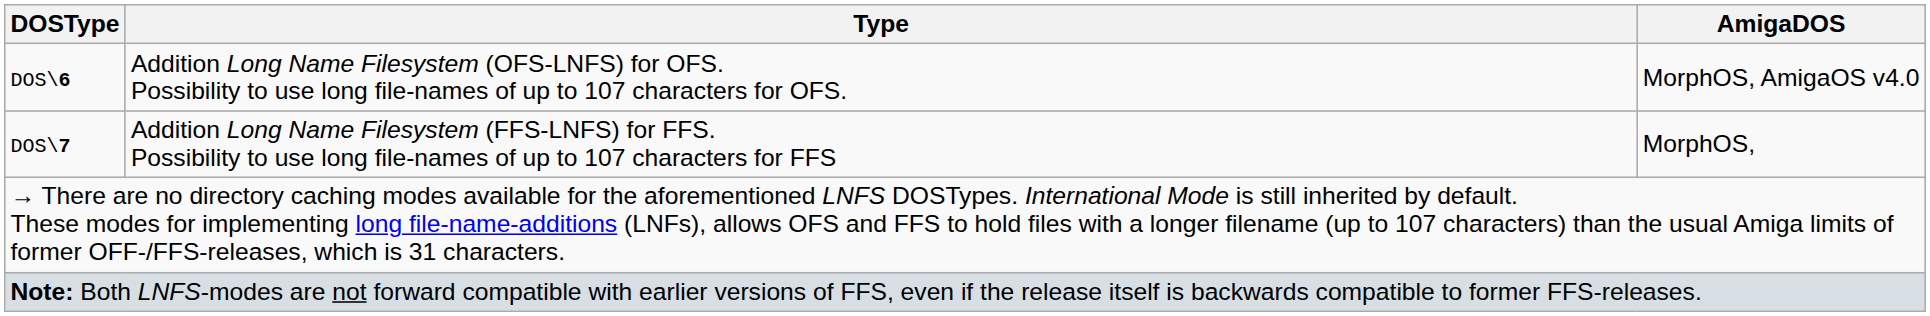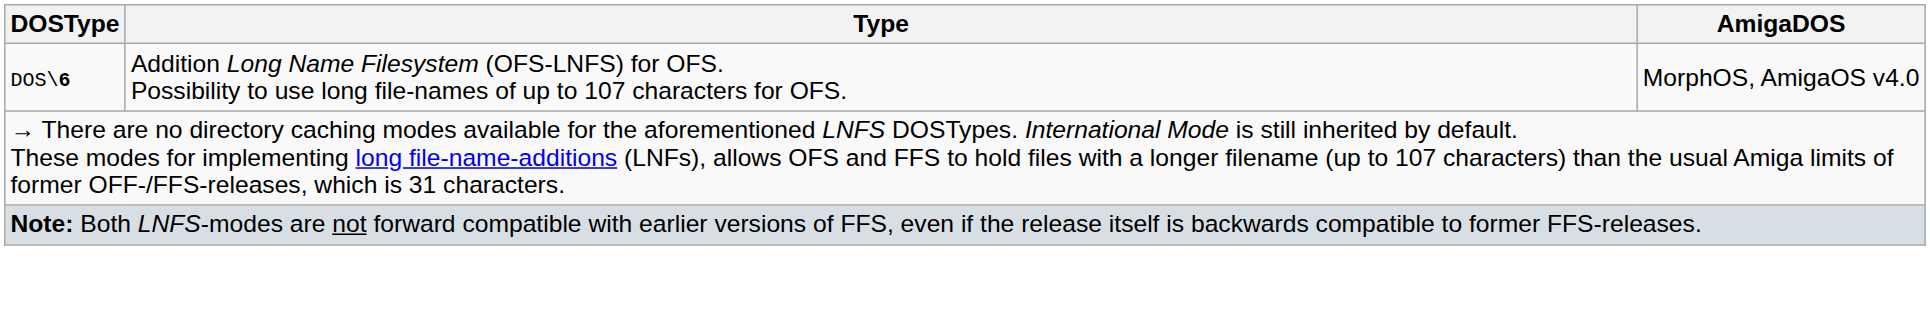- row: (41, 146)
